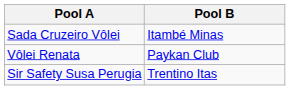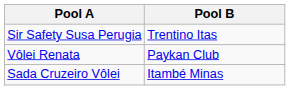rows swapped: (64, 34) <-> (74, 74)
